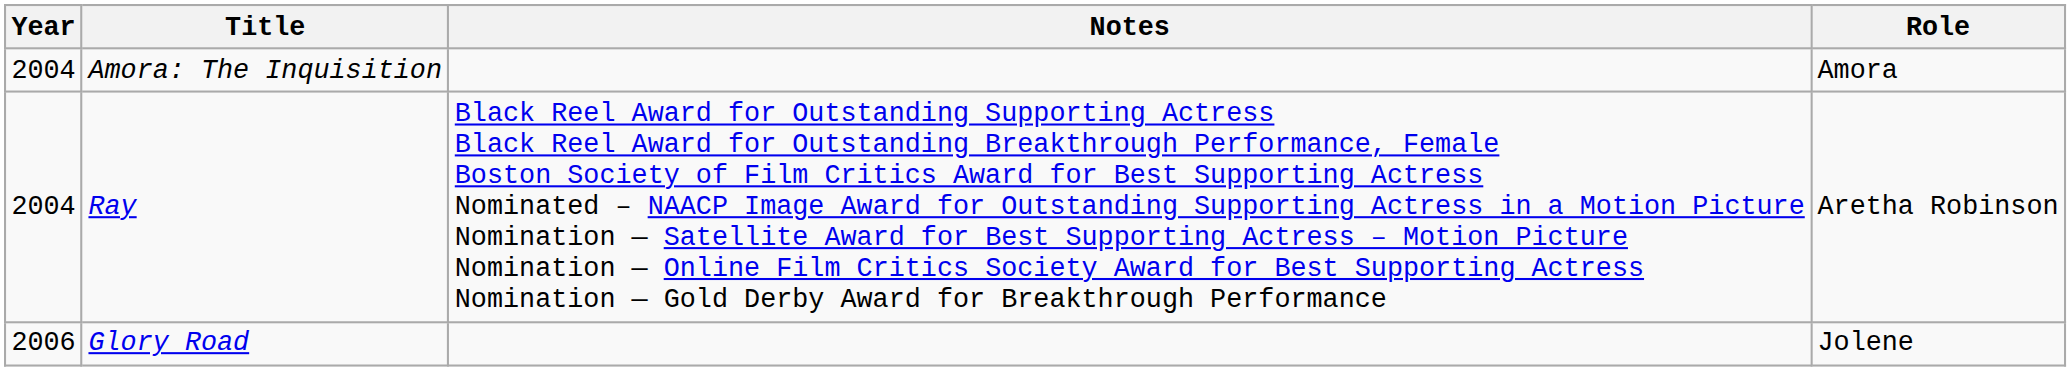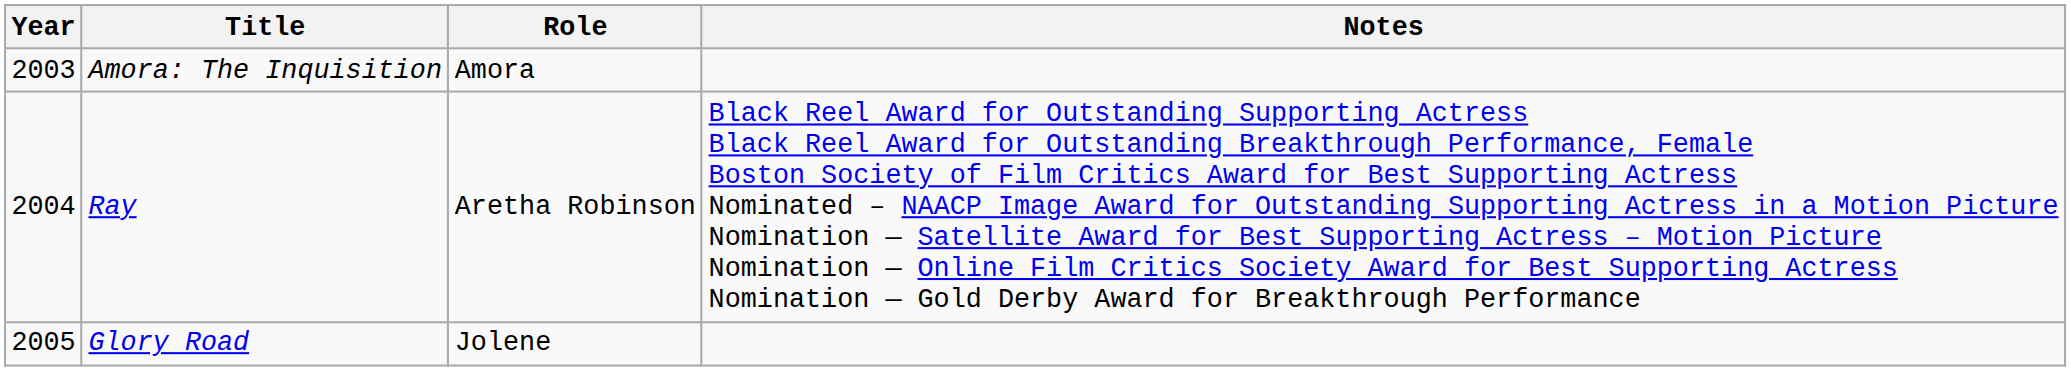columns swapped: (1938, 27) <-> (1130, 27)
(44, 70) 2004 -> (44, 70) 2003
(44, 343) 2006 -> (44, 343) 2005
